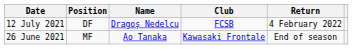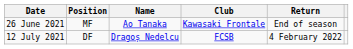rows swapped: (35, 37) <-> (35, 24)
